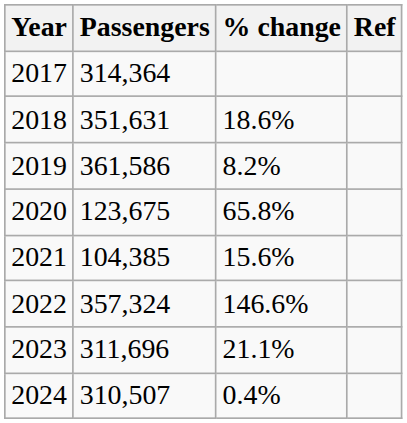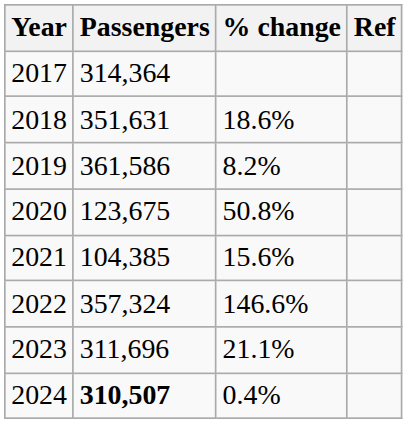(259, 211) 65.8% -> (259, 211) 50.8%
(125, 395) normal -> (125, 395) bold
